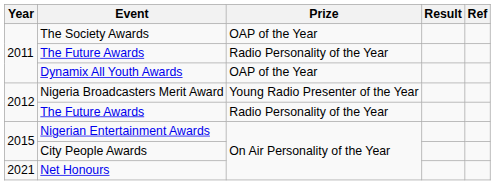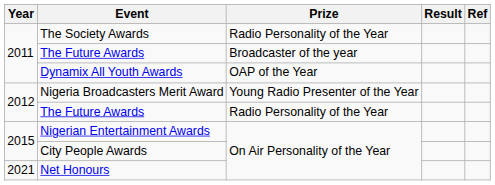(273, 33) OAP of the Year -> (309, 33) Radio Personality of the Year
(309, 53) Radio Personality of the Year -> (293, 53) Broadcaster of the year
